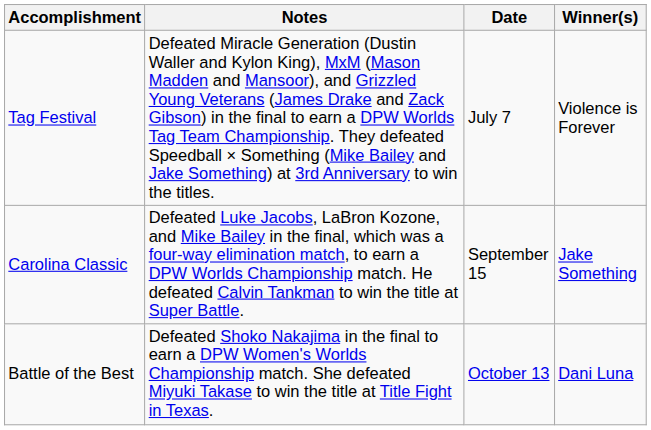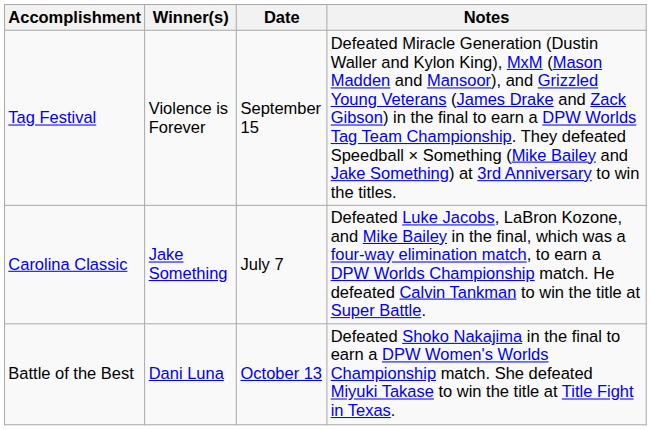columns swapped: (600, 17) <-> (305, 17)
(489, 117) July 7 -> (281, 117) September 15
(508, 264) September 15 -> (262, 264) July 7
